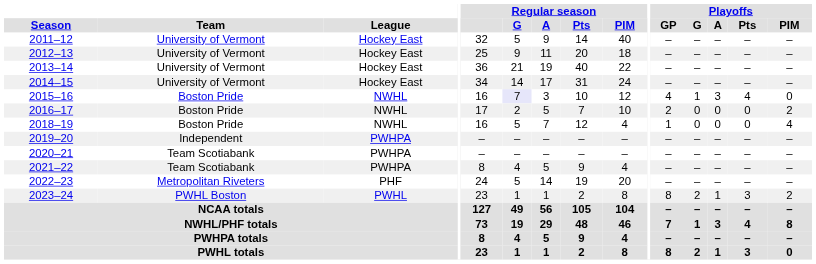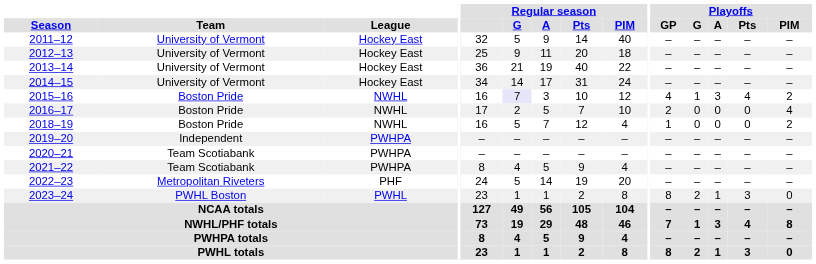(789, 96) 0 -> (789, 96) 2
(789, 110) 2 -> (789, 110) 4
(789, 124) 4 -> (789, 124) 2
(789, 195) 2 -> (789, 195) 0
